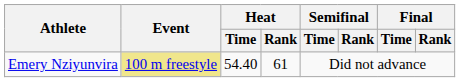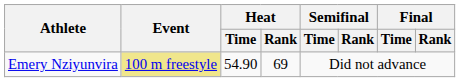(241, 64) 54.40 -> (241, 64) 54.90
(281, 64) 61 -> (281, 64) 69
